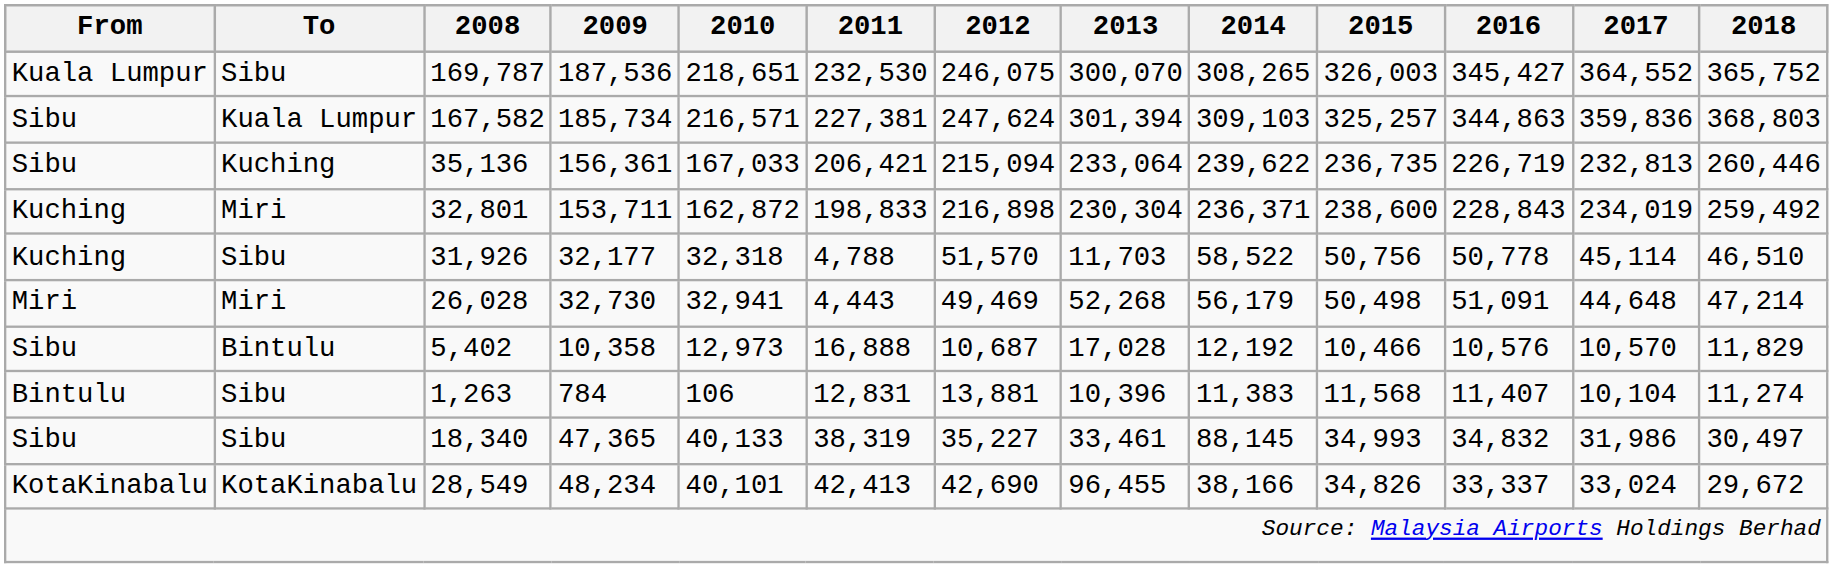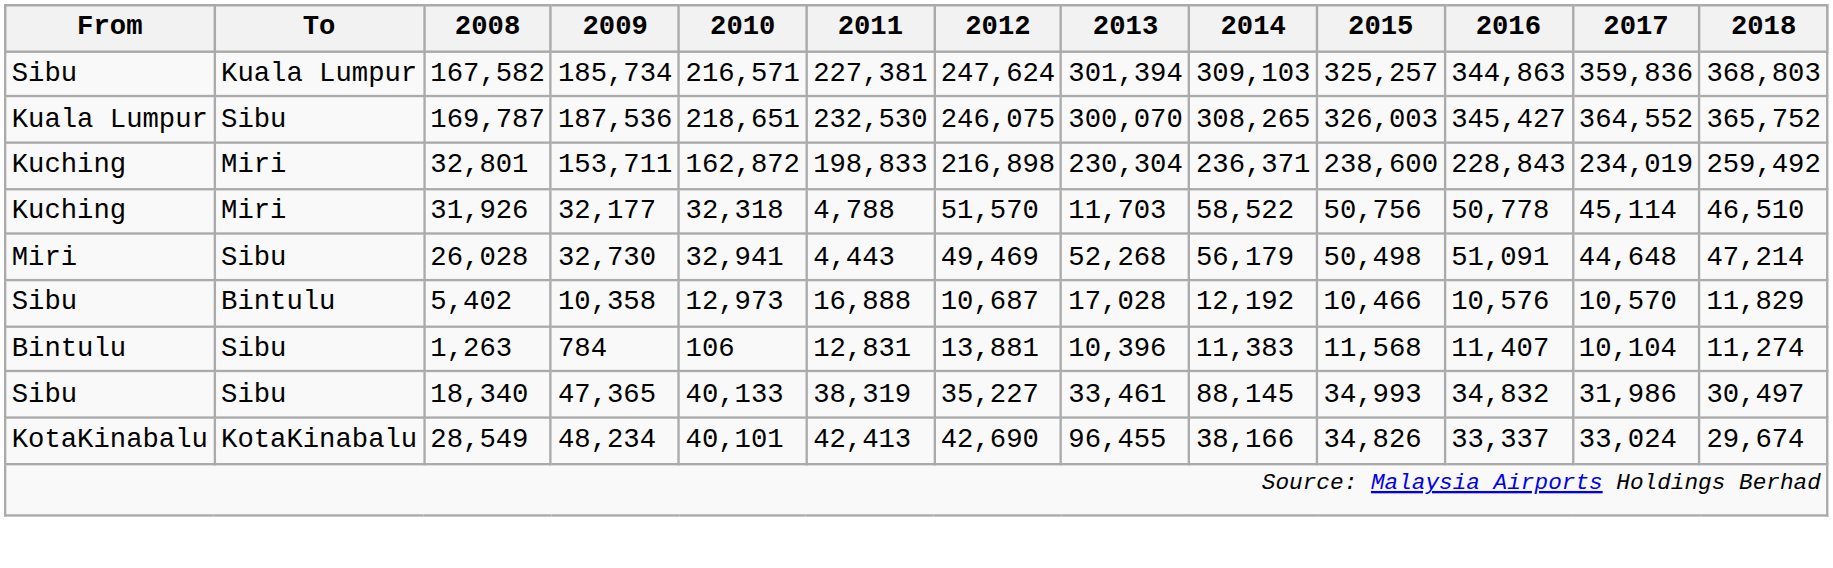rows swapped: (488, 119) <-> (488, 74)
- row: (479, 165)
(254, 257) Sibu -> (254, 211) Miri
(254, 303) Miri -> (254, 257) Sibu
(1755, 486) 29,672 -> (1755, 440) 29,674
